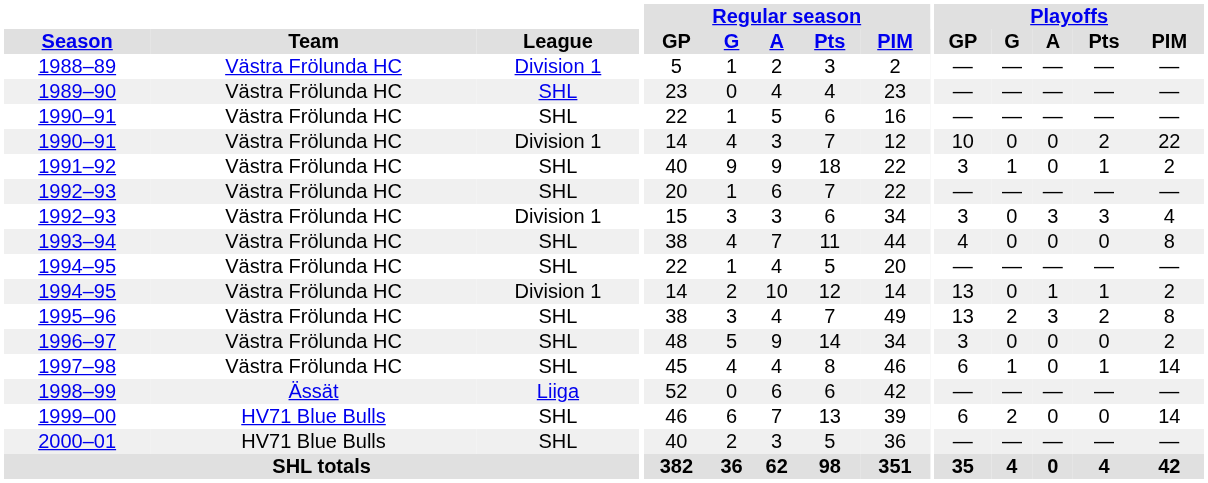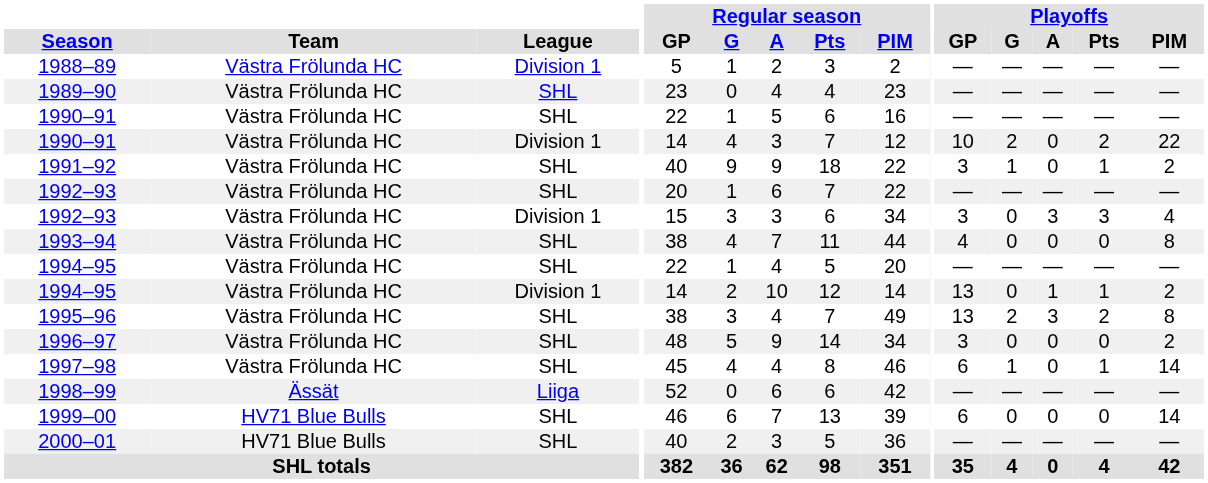(1012, 141) 0 -> (1012, 141) 2
(1012, 416) 2 -> (1012, 416) 0
